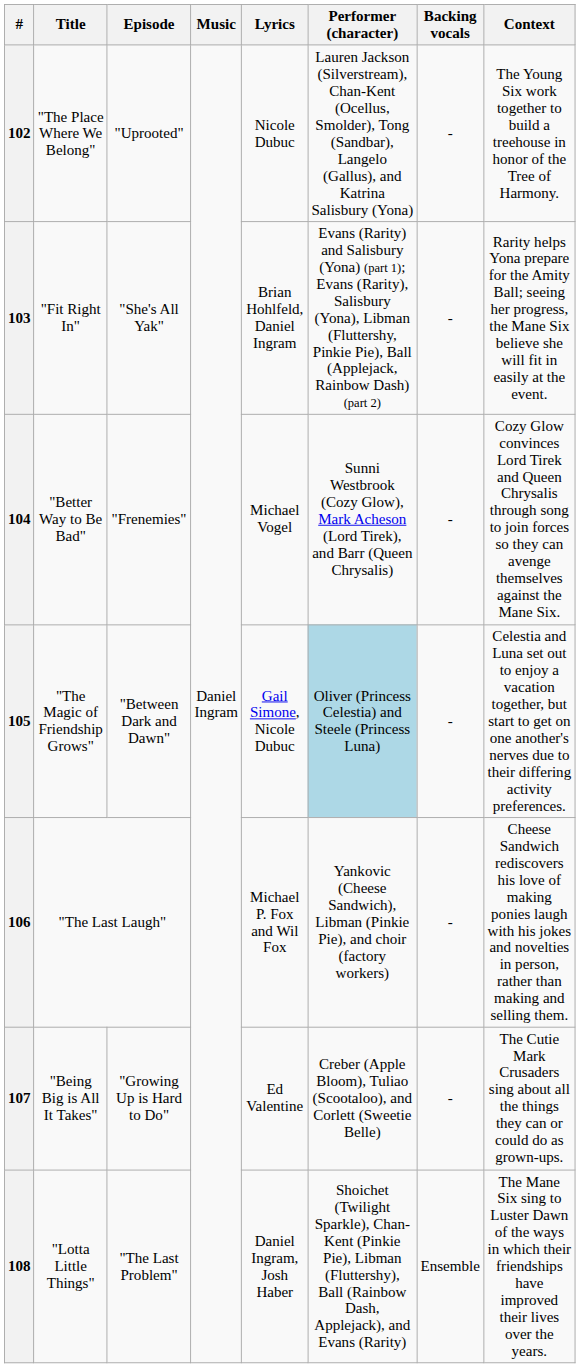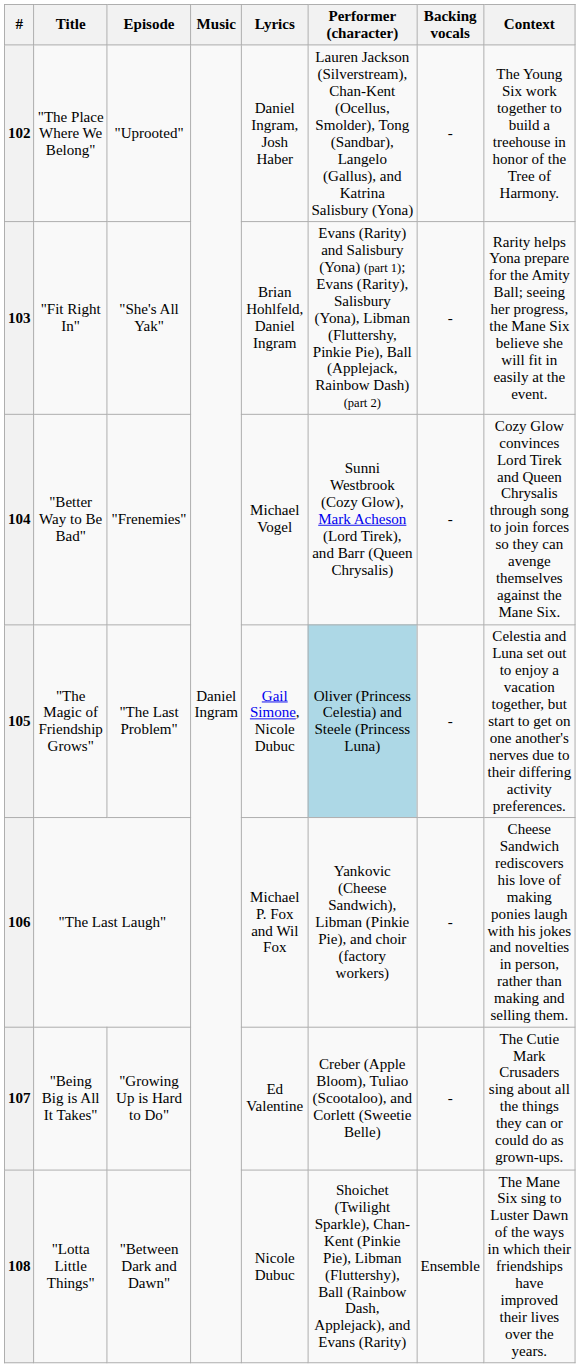(275, 133) Nicole Dubuc -> (275, 133) Daniel Ingram, Josh Haber
(149, 720) "Between Dark and Dawn" -> (149, 720) "The Last Problem"
(149, 1266) "The Last Problem" -> (149, 1266) "Between Dark and Dawn"
(275, 1266) Daniel Ingram, Josh Haber -> (275, 1266) Nicole Dubuc
